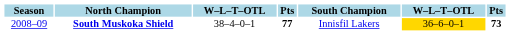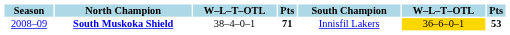(287, 24) 77 -> (287, 24) 71
(496, 24) 73 -> (496, 24) 53
